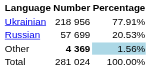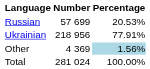rows swapped: (25, 21) <-> (22, 35)
(78, 48) bold -> (78, 48) normal
